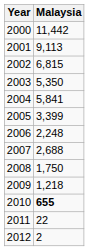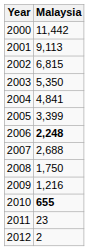(50, 99) 5,841 -> (50, 99) 4,841
(50, 133) normal -> (50, 133) bold
(50, 185) 1,218 -> (50, 185) 1,216
(42, 220) 22 -> (42, 220) 23
